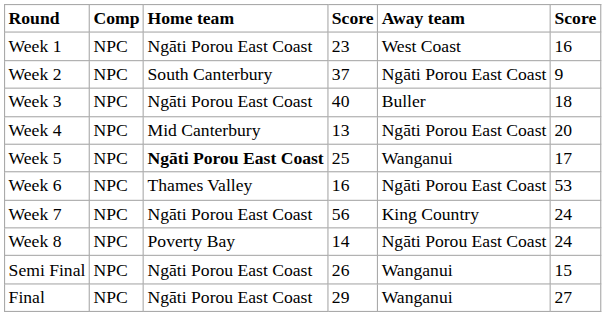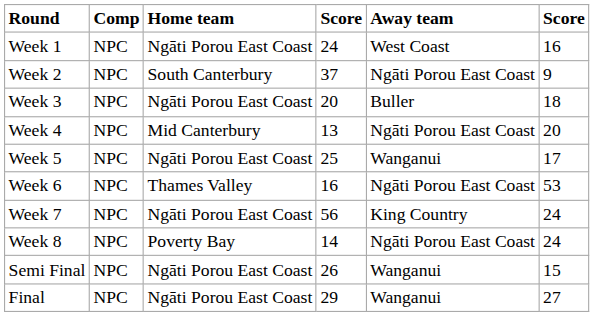(341, 46) 23 -> (329, 46) 24
(341, 102) 40 -> (329, 102) 20
(236, 158) bold -> (230, 158) normal
